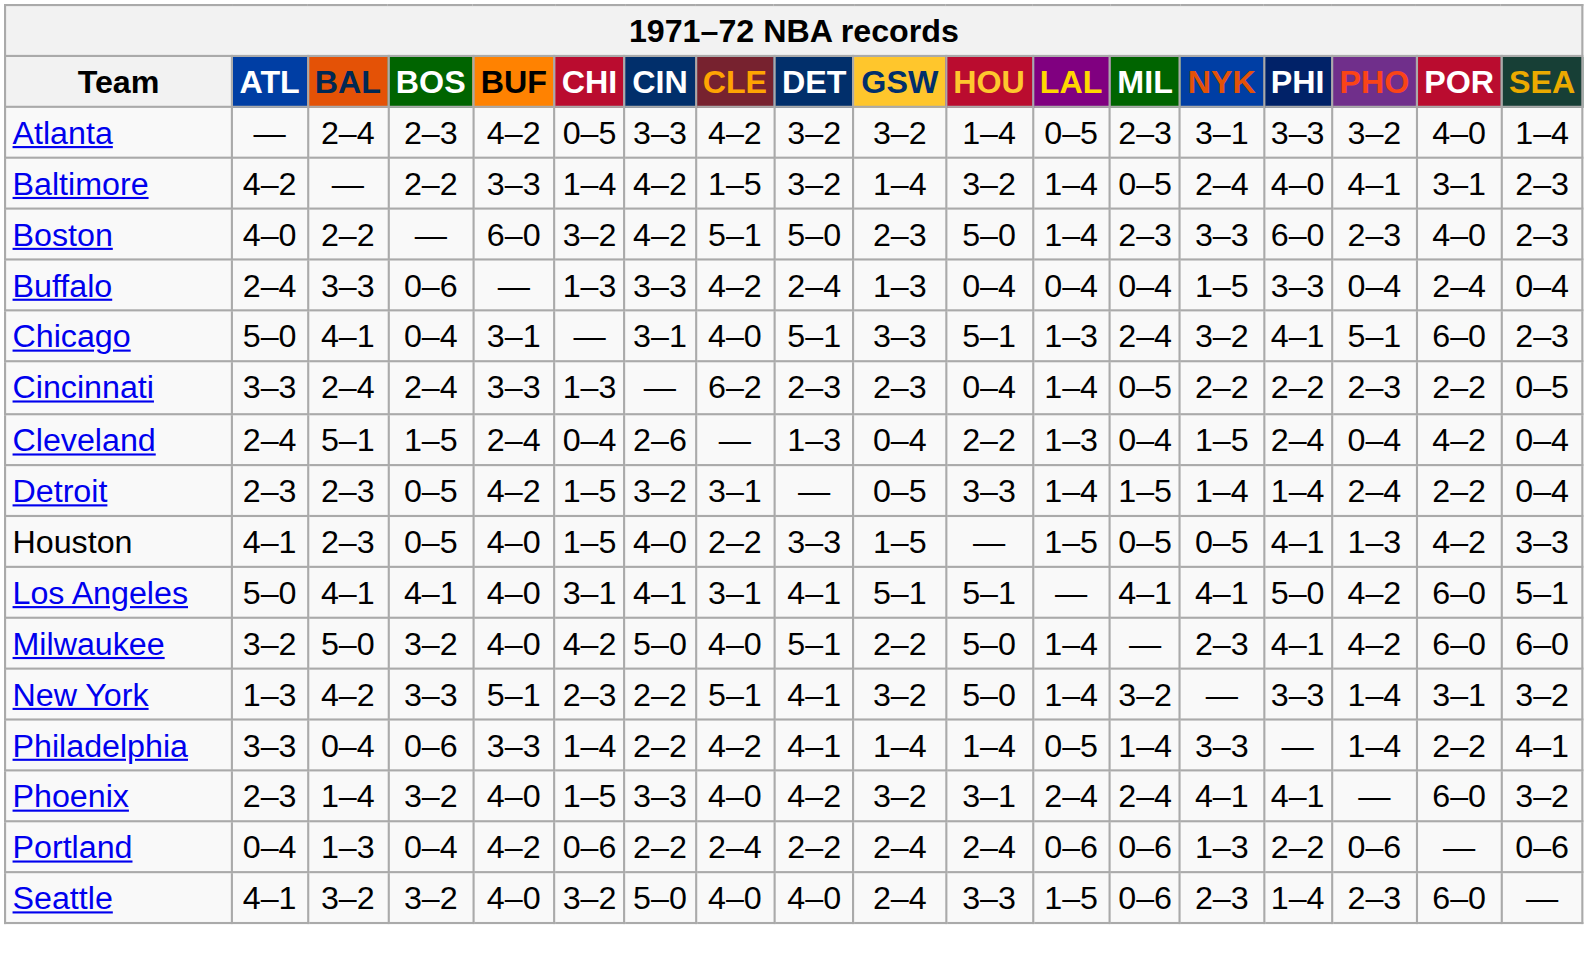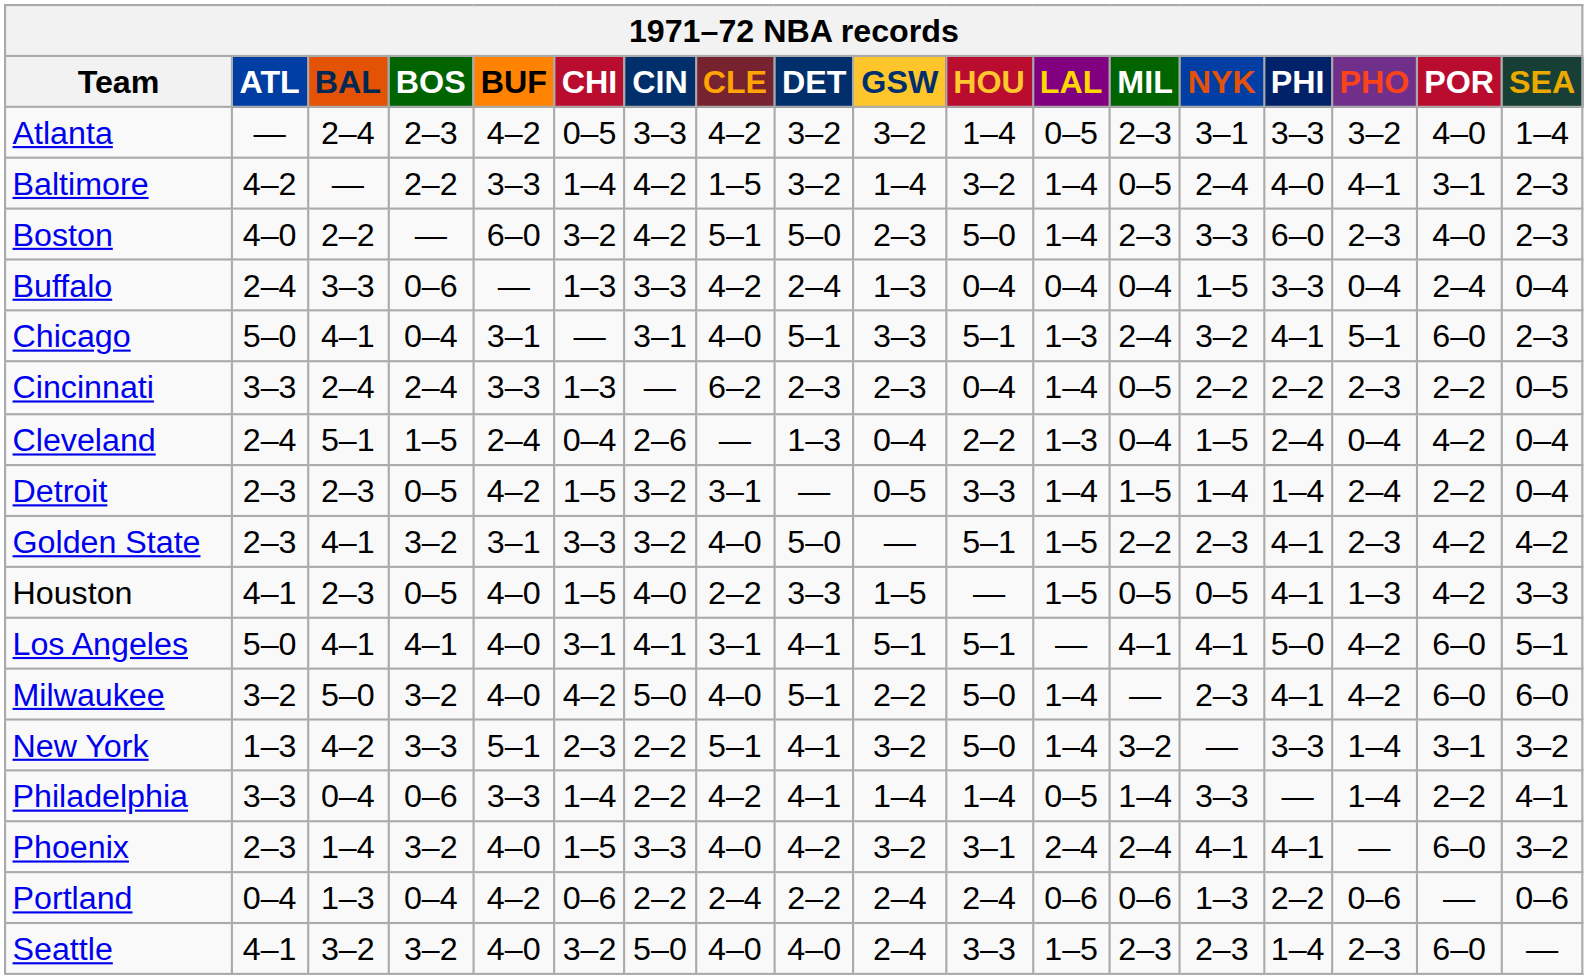+ row: (107, 541)
(1145, 898) 0–6 -> (1145, 949) 2–3
